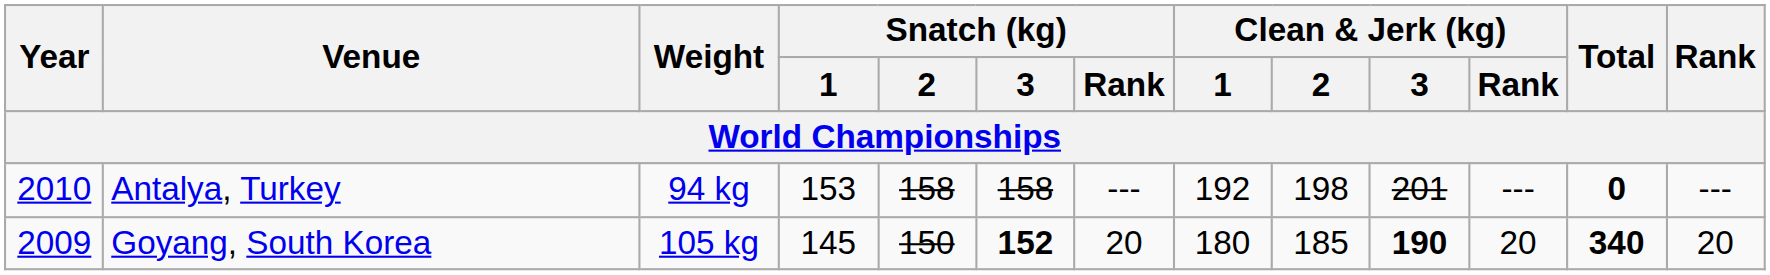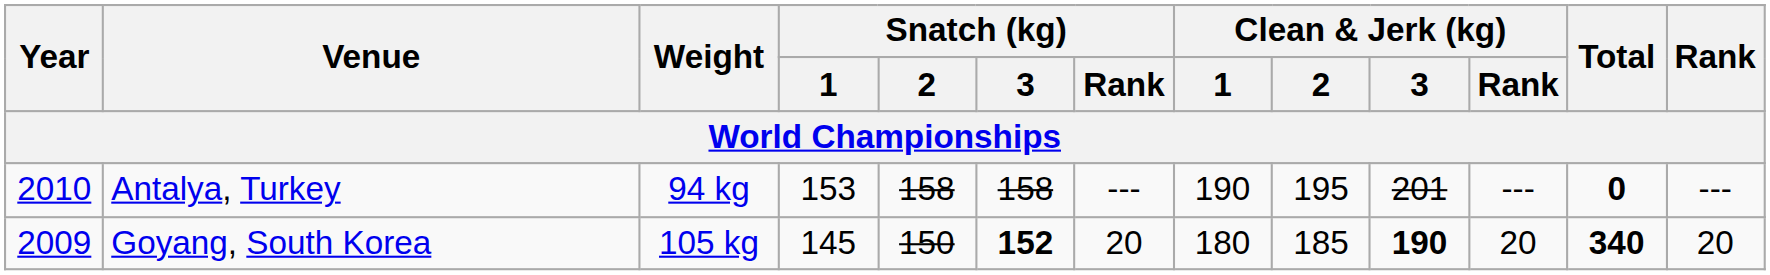(1222, 189) 192 -> (1222, 189) 190
(1321, 189) 198 -> (1321, 189) 195
